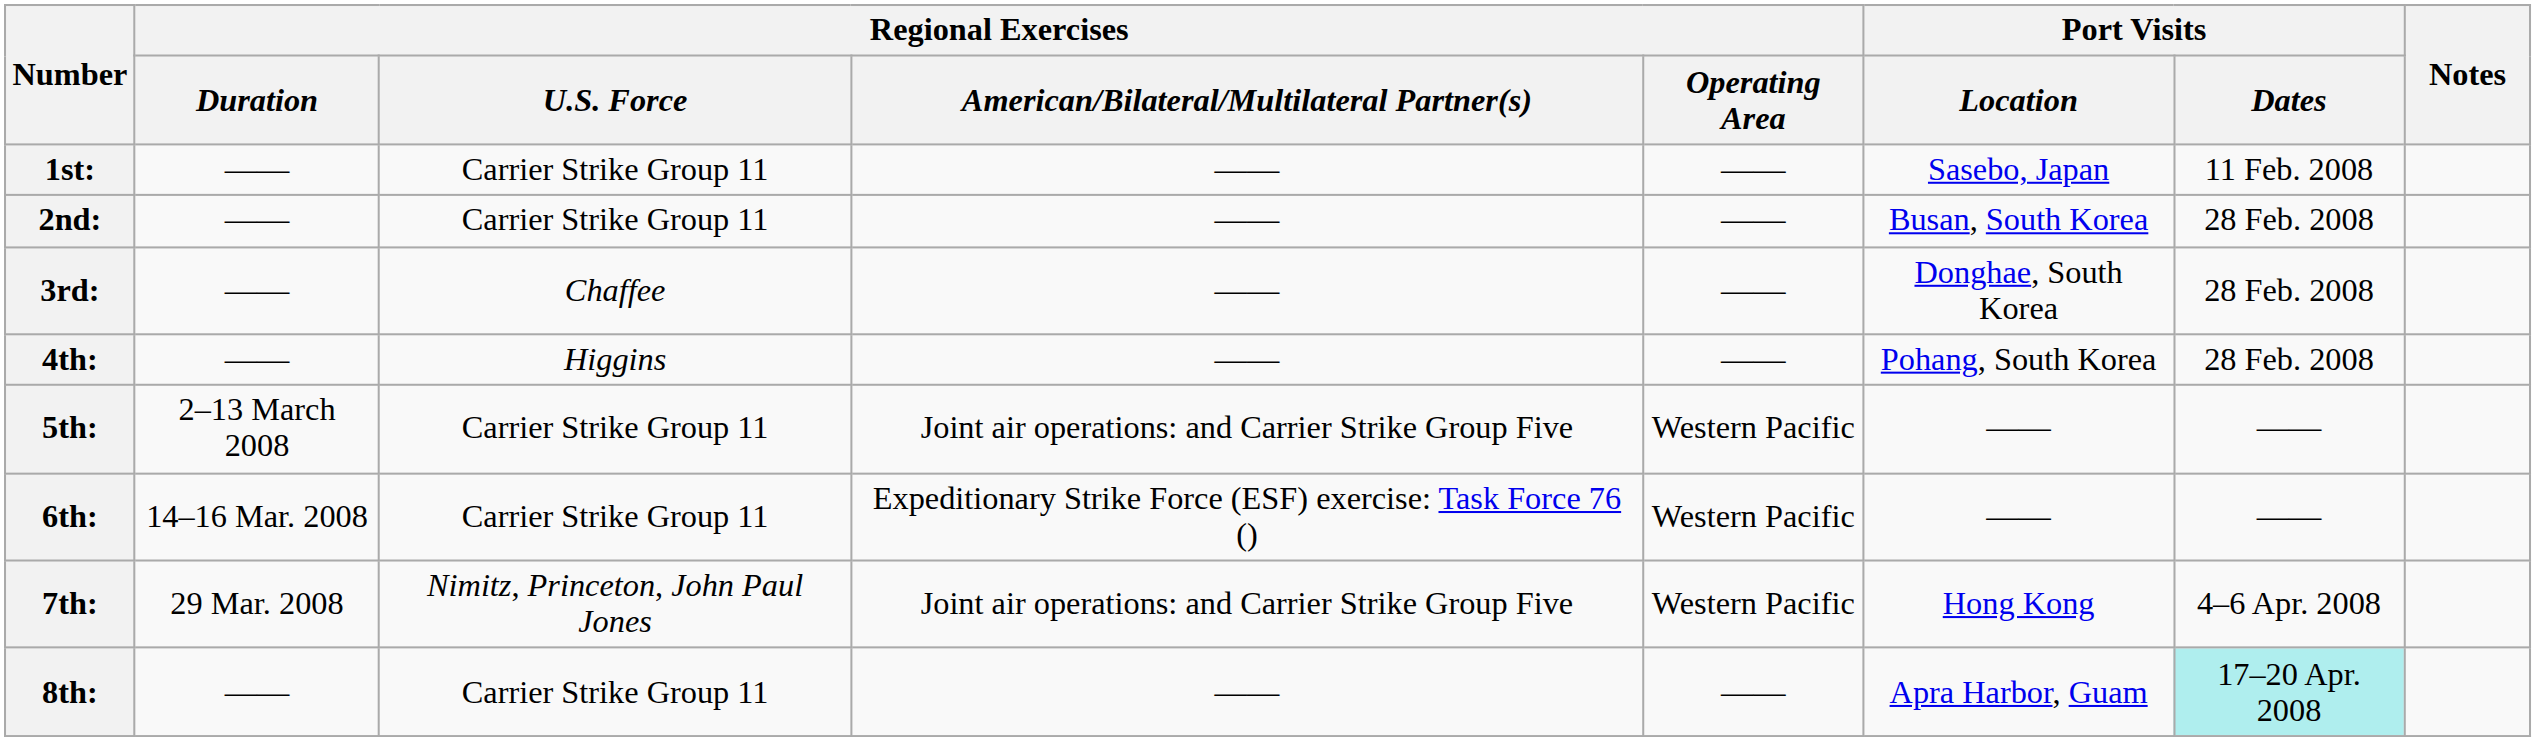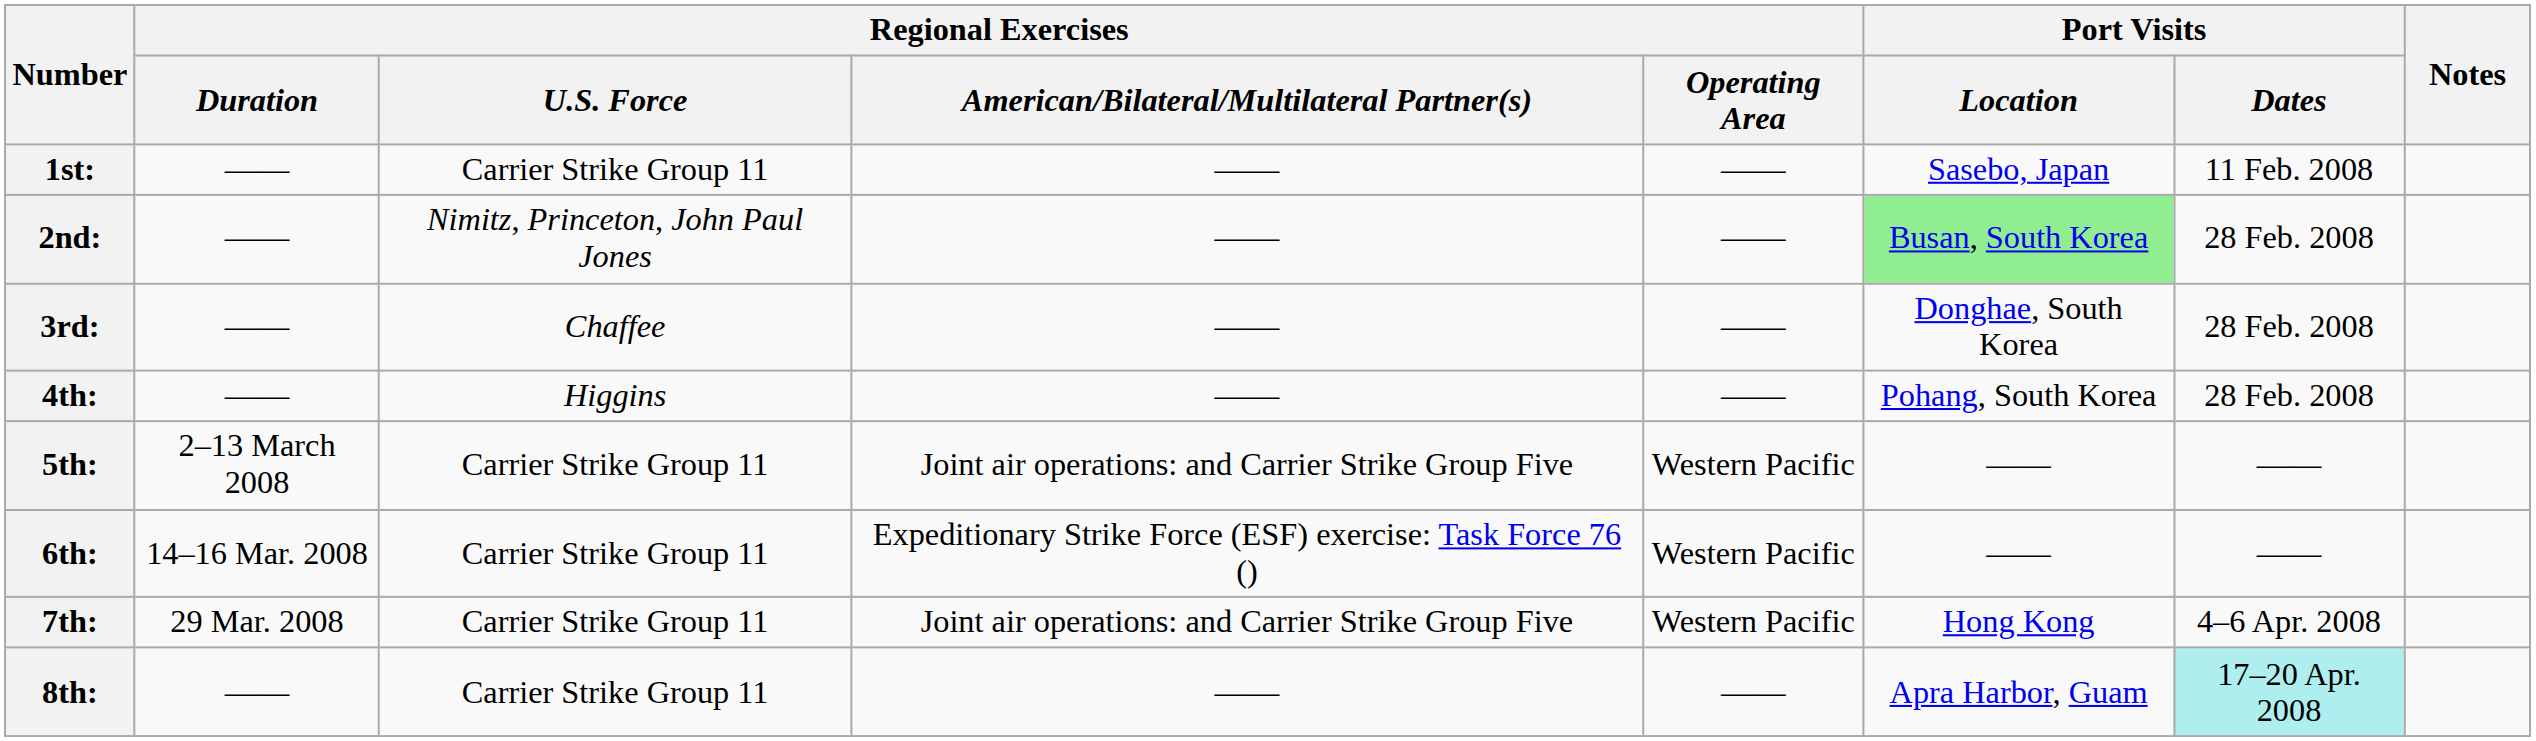(615, 220) Carrier Strike Group 11 -> (615, 238) Nimitz, Princeton, John Paul Jones
(2019, 220) no background -> (2019, 238) lightgreen background
(615, 603) Nimitz, Princeton, John Paul Jones -> (615, 621) Carrier Strike Group 11
